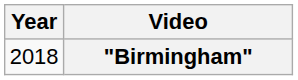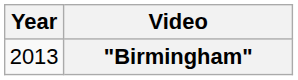(34, 56) 2018 -> (34, 56) 2013
